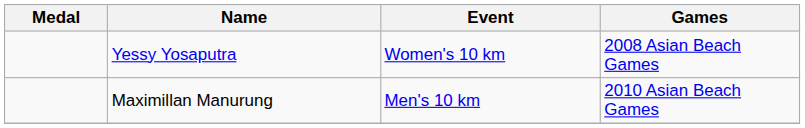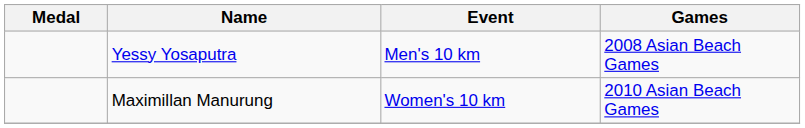(445, 54) Women's 10 km -> (432, 54) Men's 10 km
(432, 100) Men's 10 km -> (445, 100) Women's 10 km
